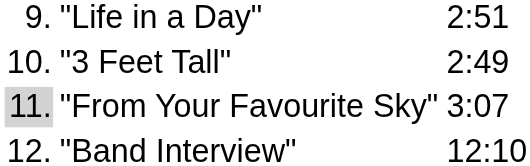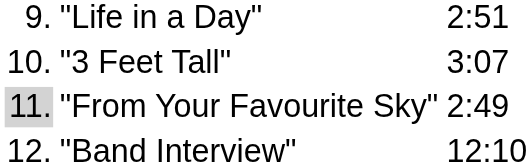(478, 62) 2:49 -> (478, 62) 3:07
(478, 106) 3:07 -> (478, 106) 2:49
